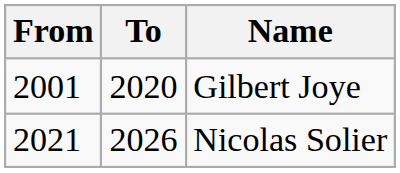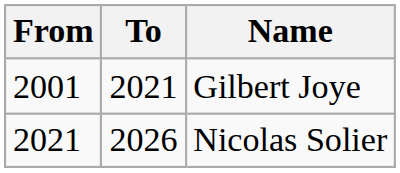(143, 85) 2020 -> (143, 85) 2021
